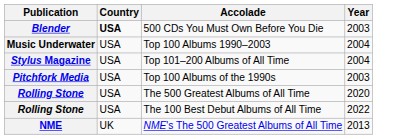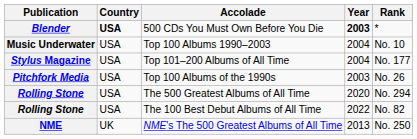+ column: (392, 12)
(358, 28) normal -> (358, 28) bold
